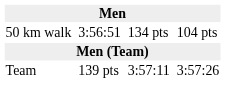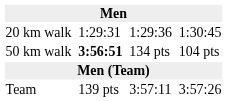+ row: (38, 32)
(100, 32) normal -> (100, 51) bold
